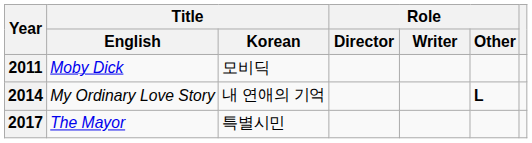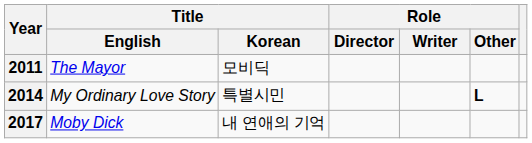(87, 68) Moby Dick -> (88, 68) The Mayor
(274, 95) 내 연애의 기억 -> (254, 95) 특별시민
(88, 123) The Mayor -> (87, 123) Moby Dick
(254, 123) 특별시민 -> (274, 123) 내 연애의 기억
